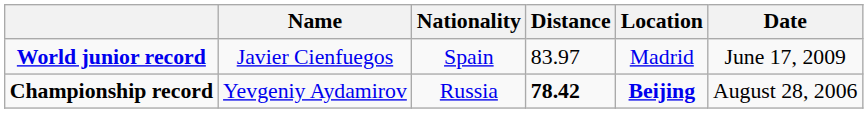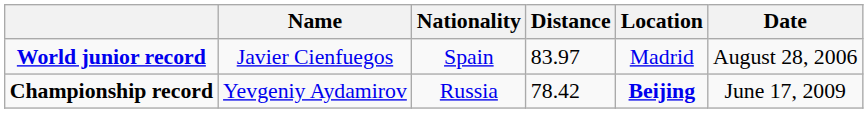(785, 56) June 17, 2009 -> (785, 56) August 28, 2006
(555, 90) bold -> (555, 90) normal
(785, 90) August 28, 2006 -> (785, 90) June 17, 2009
